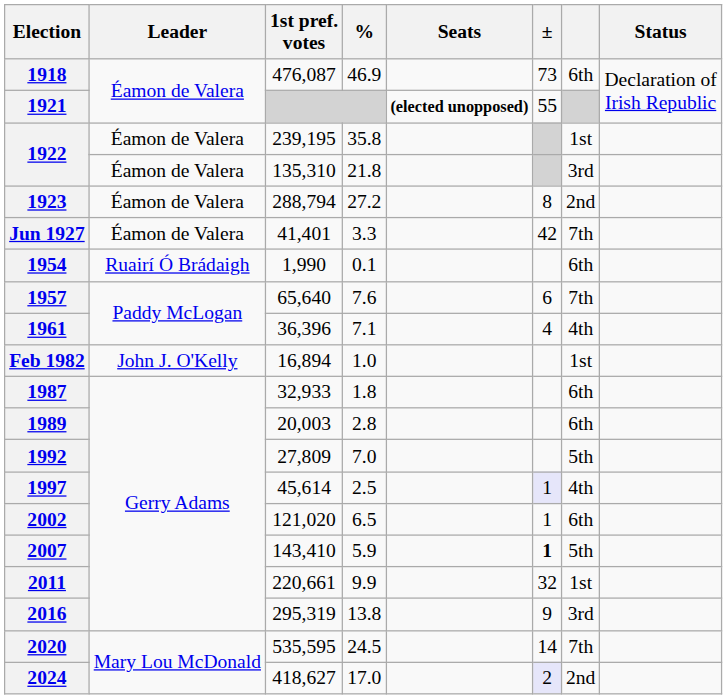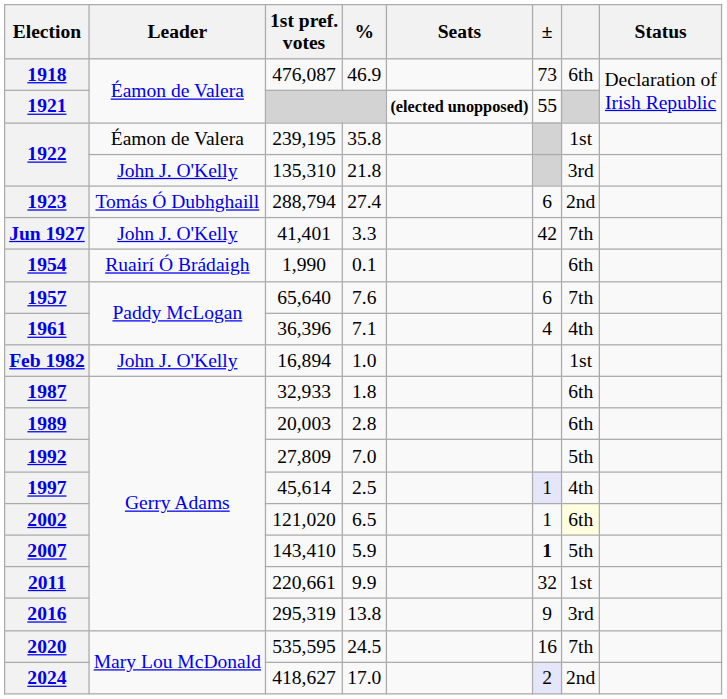(177, 169) Éamon de Valera -> (177, 169) John J. O'Kelly
(177, 201) Éamon de Valera -> (177, 201) Tomás Ó Dubhghaill
(364, 201) 27.2 -> (364, 201) 27.4
(547, 201) 8 -> (547, 201) 6
(177, 232) Éamon de Valera -> (177, 232) John J. O'Kelly
(581, 518) no background -> (581, 518) lightyellow background
(547, 645) 14 -> (547, 645) 16
